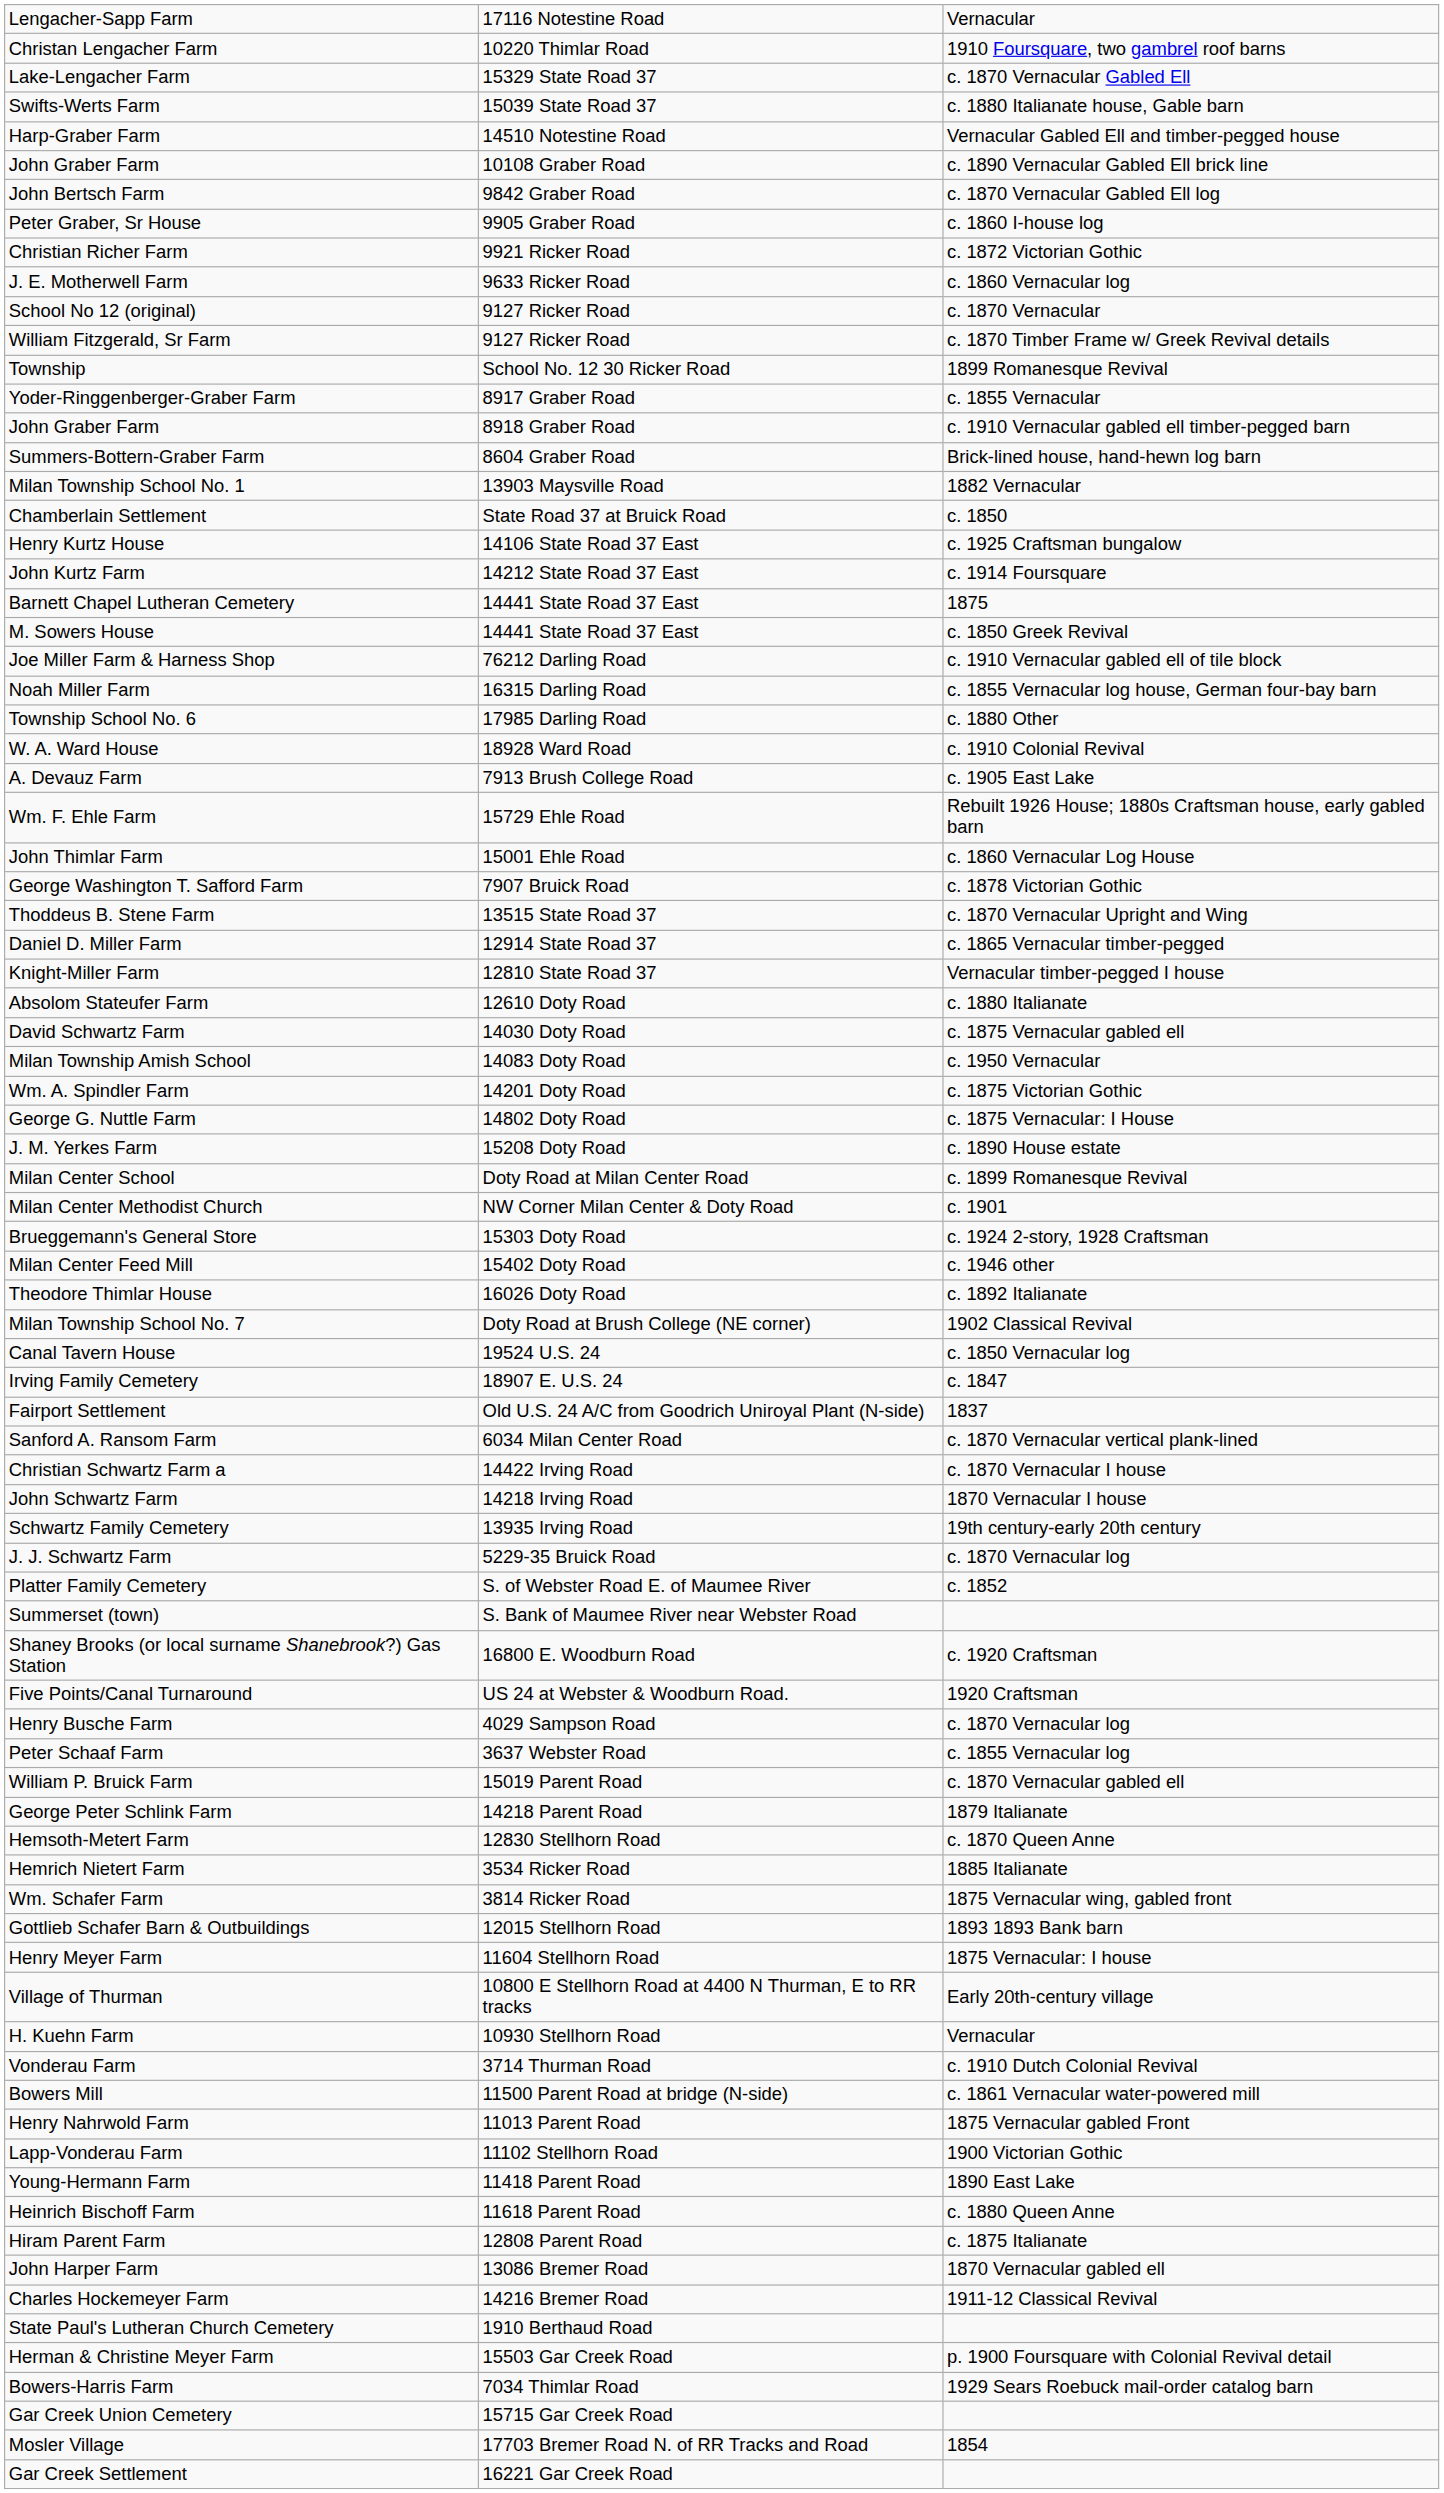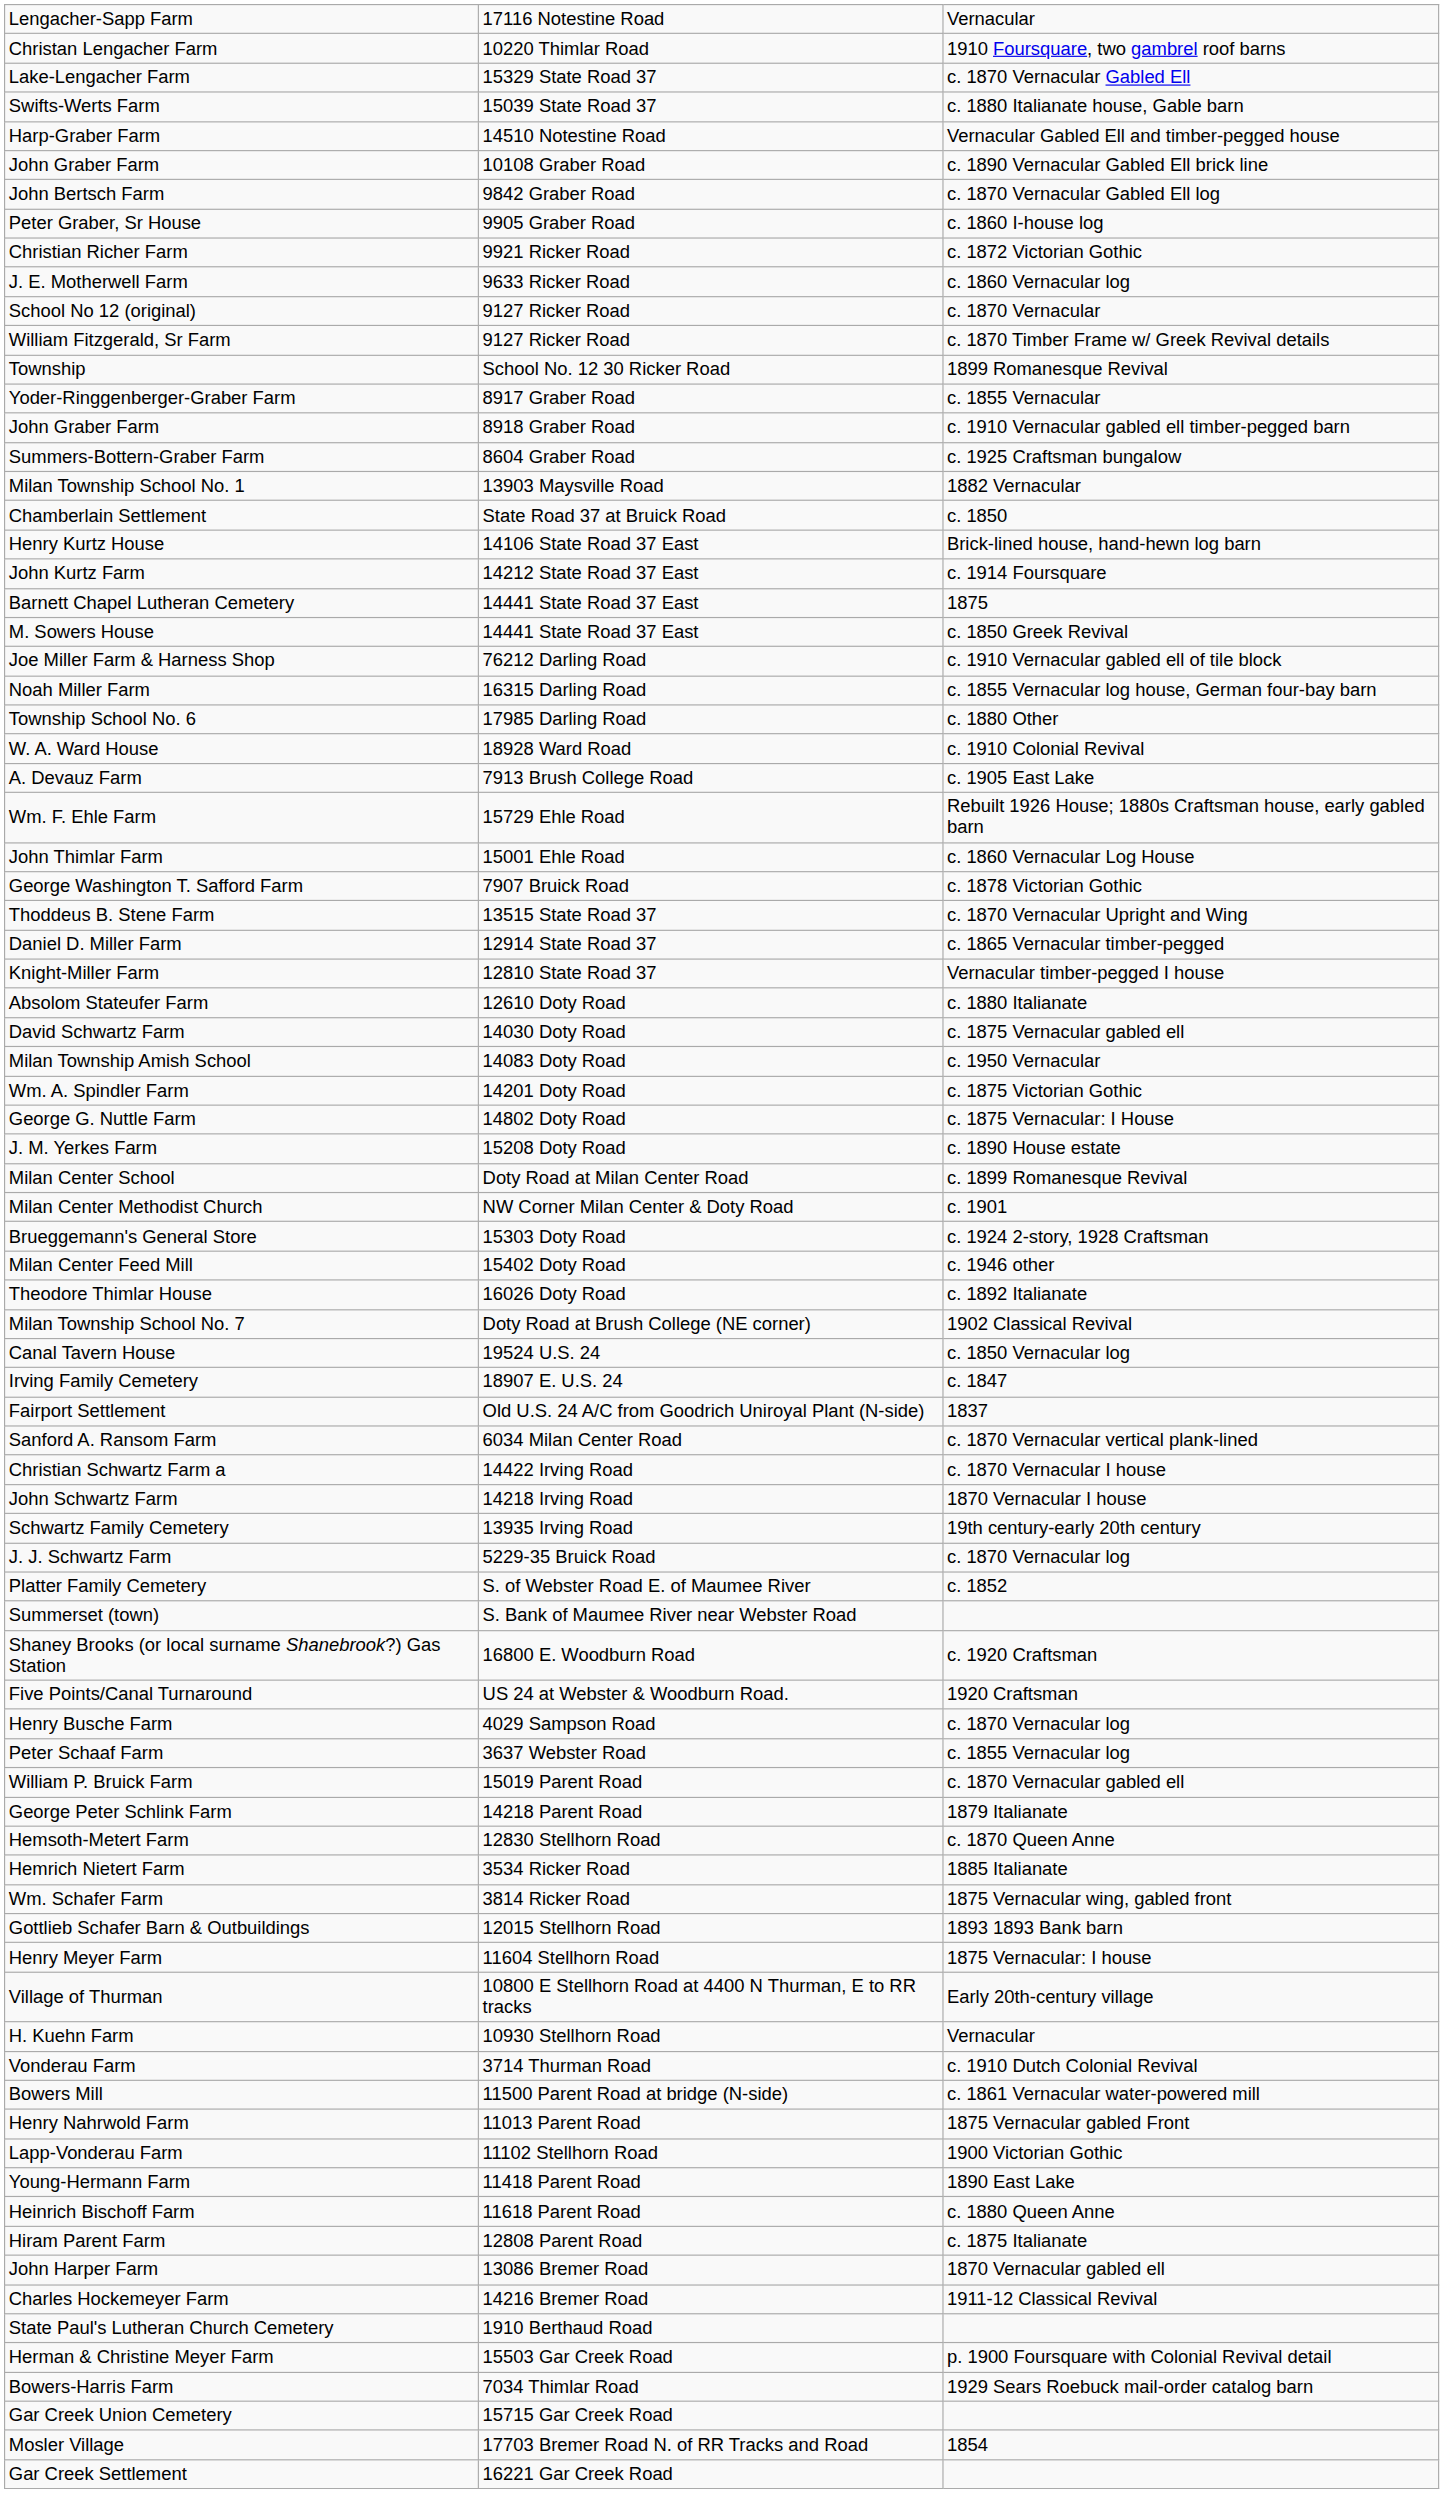(1104, 456) Brick-lined house, hand-hewn log barn -> (1064, 456) c. 1925 Craftsman bungalow
(1064, 544) c. 1925 Craftsman bungalow -> (1104, 544) Brick-lined house, hand-hewn log barn
